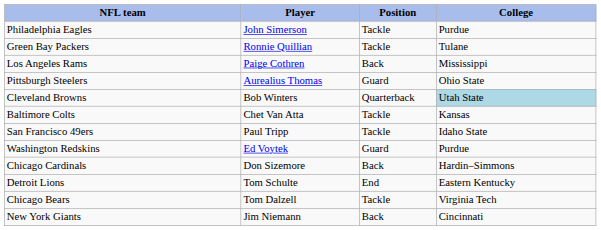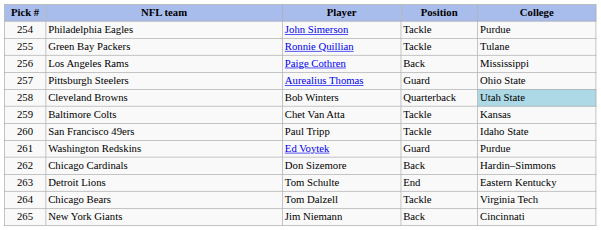+ column: (25, 13)
